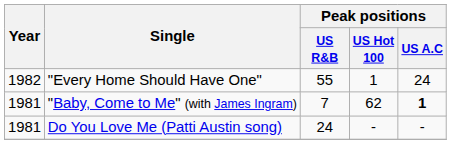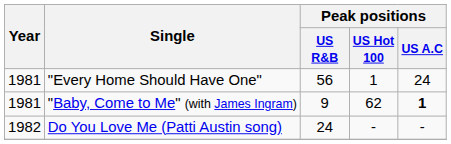(24, 80) 1982 -> (24, 80) 1981
(325, 80) 55 -> (325, 80) 56
(325, 103) 7 -> (325, 103) 9
(24, 127) 1981 -> (24, 127) 1982
